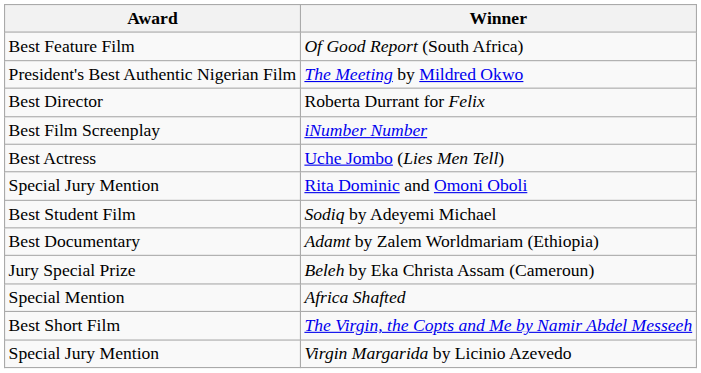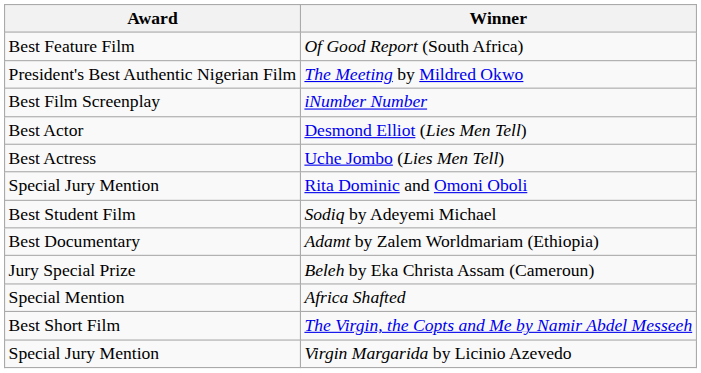- row: (395, 102)
+ row: (416, 130)
